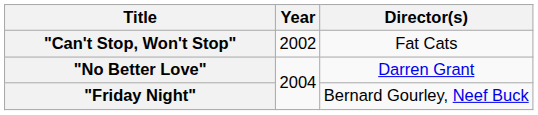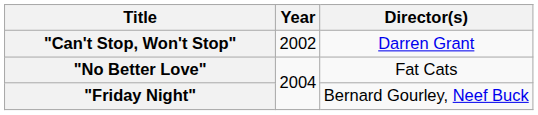(426, 43) Fat Cats -> (426, 43) Darren Grant
(426, 69) Darren Grant -> (426, 69) Fat Cats
